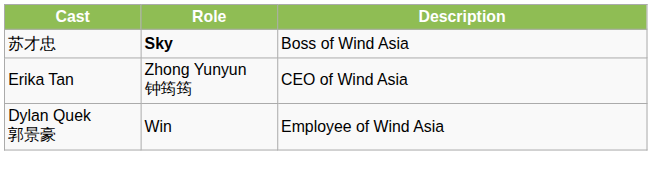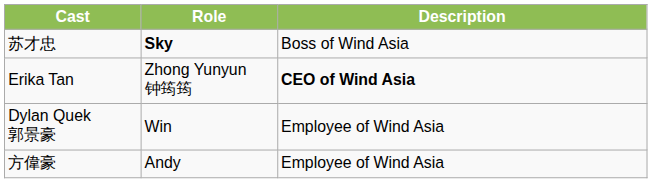(344, 80) normal -> (348, 80) bold
+ row: (32, 163)
